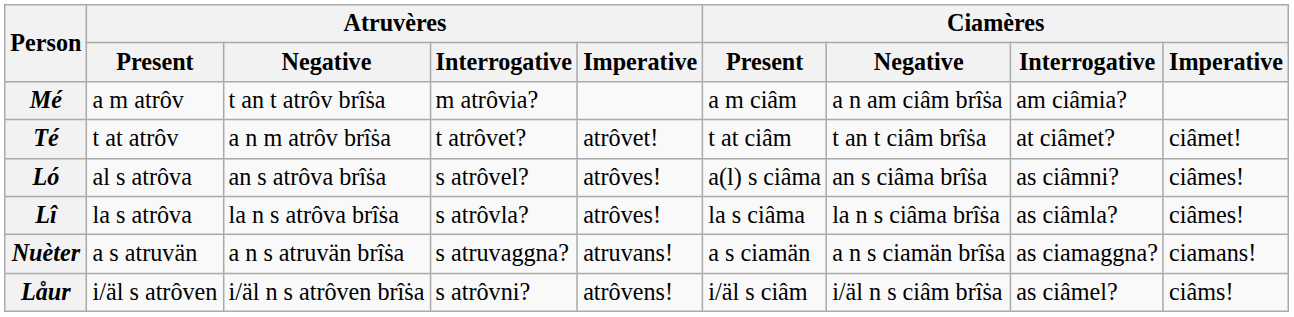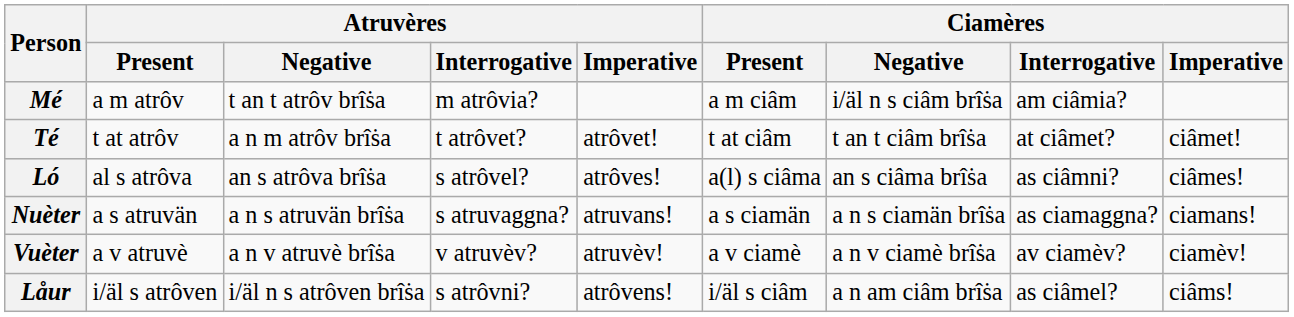(917, 100) a n am ciâm brîṡa -> (917, 100) i/äl n s ciâm brîṡa
- row: (46, 215)
+ row: (46, 253)
(917, 291) i/äl n s ciâm brîṡa -> (917, 291) a n am ciâm brîṡa
